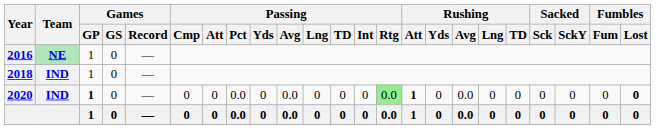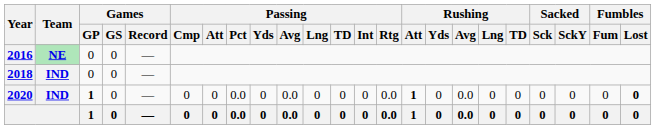(91, 54) 1 -> (91, 54) 0
(91, 74) 1 -> (91, 74) 0
(389, 94) lightgreen background -> (389, 94) no background
